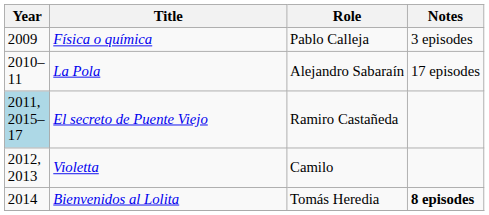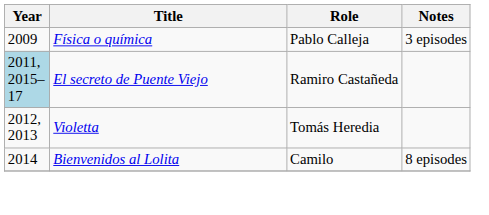- row: (77, 71)
(312, 167) Camilo -> (335, 127) Tomás Heredia
(335, 199) Tomás Heredia -> (312, 159) Camilo
(443, 199) bold -> (436, 159) normal
